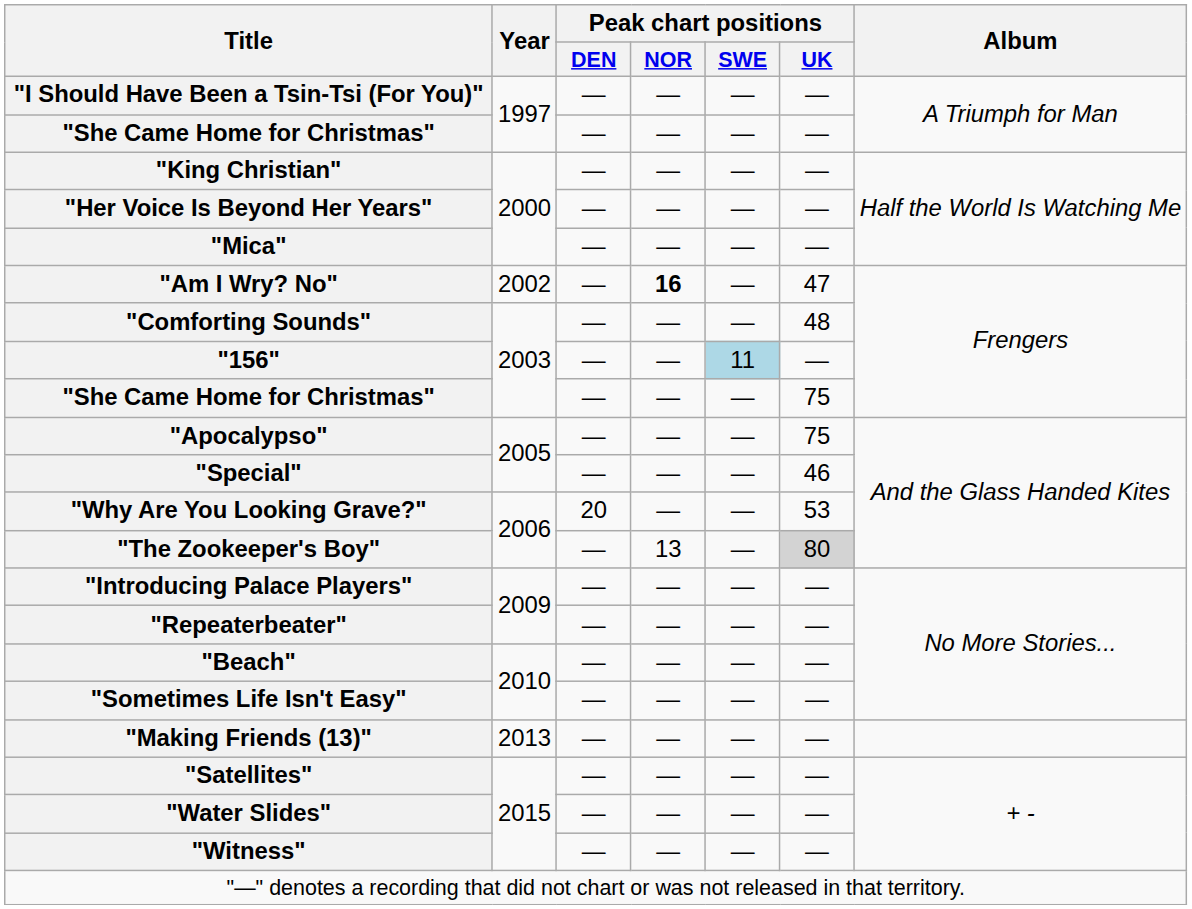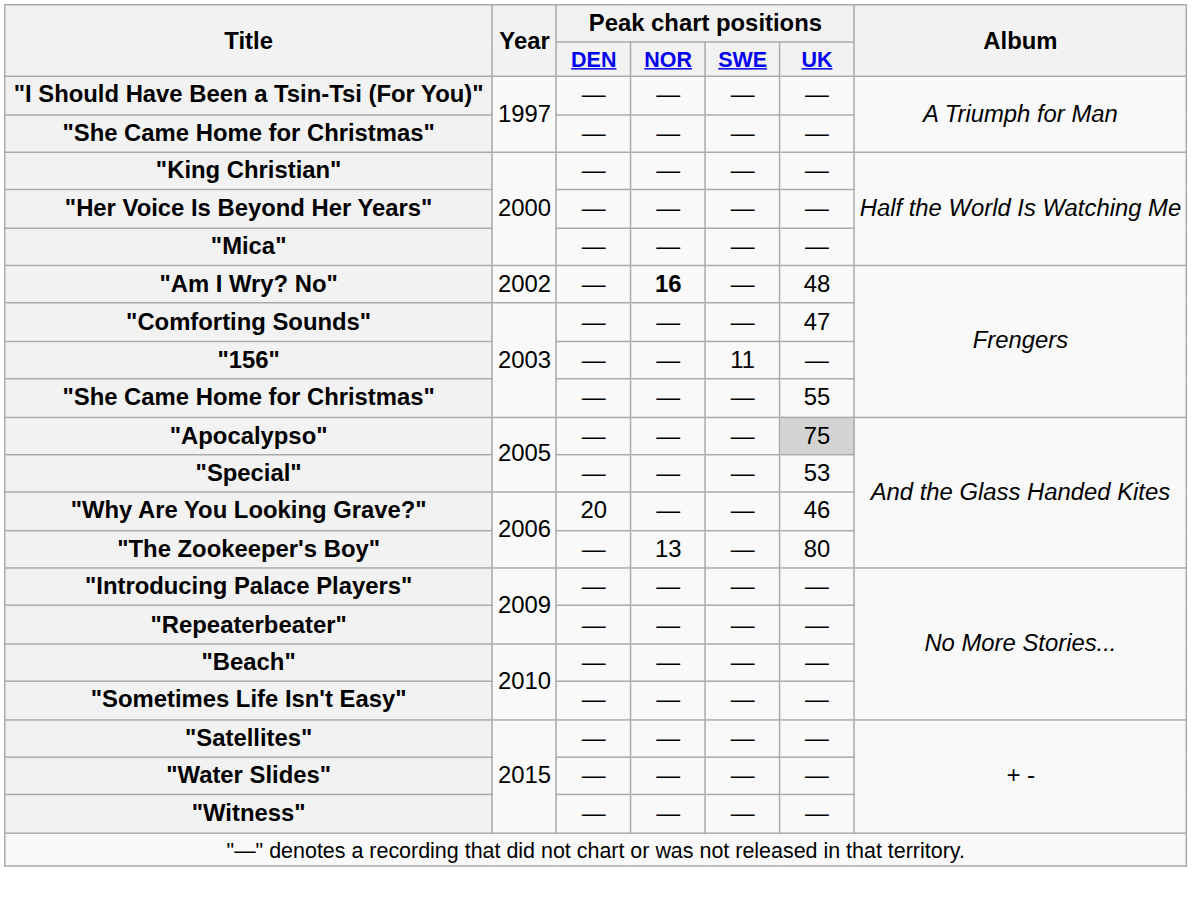(817, 284) 47 -> (817, 284) 48
(817, 321) 48 -> (817, 321) 47
(743, 359) lightblue background -> (743, 359) no background
(817, 397) 75 -> (817, 397) 55
(817, 435) no background -> (817, 435) lightgrey background
(817, 473) 46 -> (817, 473) 53
(817, 511) 53 -> (817, 511) 46
(817, 548) lightgrey background -> (817, 548) no background
- row: (249, 737)
